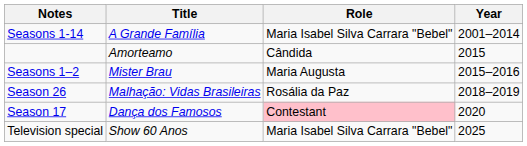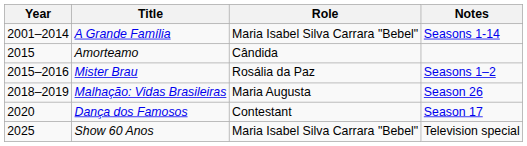columns swapped: (489, 14) <-> (55, 14)
(306, 72) Maria Augusta -> (273, 72) Rosália da Paz
(308, 92) Rosália da Paz -> (271, 92) Maria Augusta
(296, 111) pink background -> (262, 111) no background
